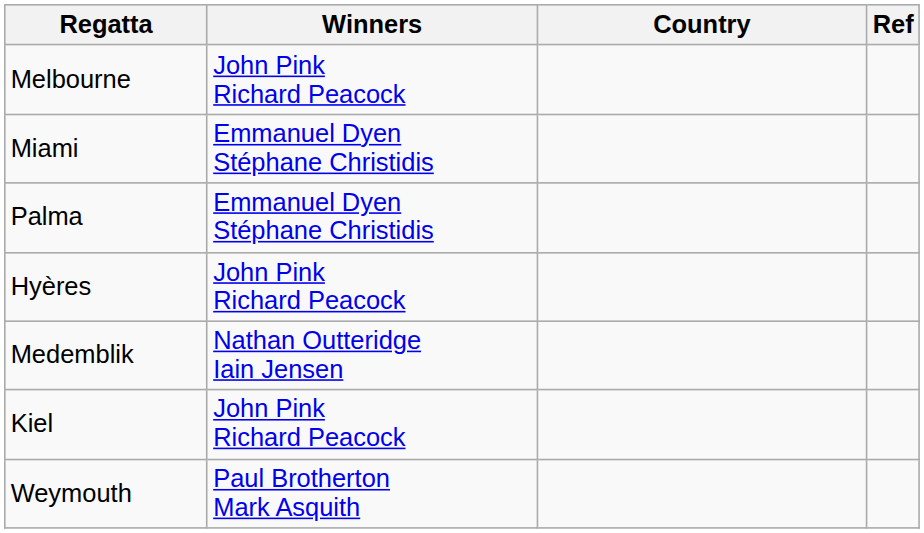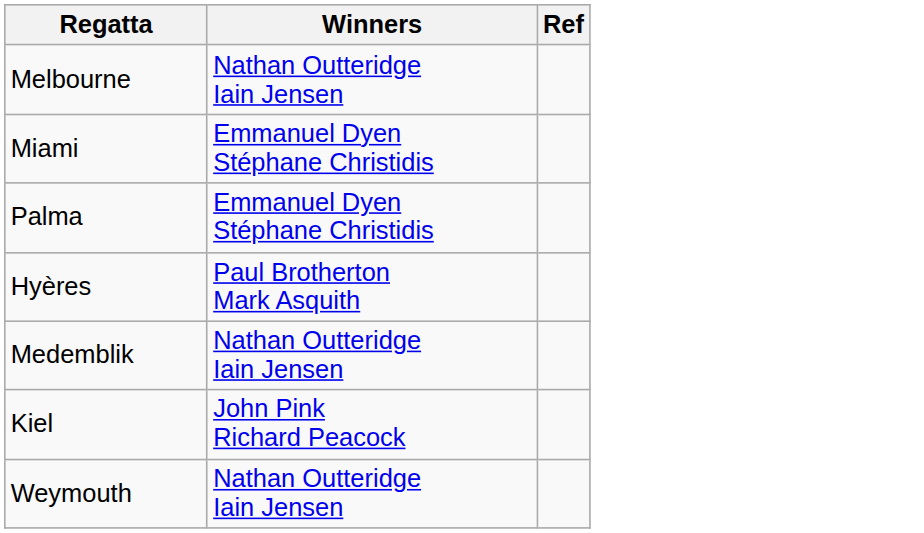- column: (702, 24)
(309, 79) John Pink Richard Peacock -> (317, 79) Nathan Outteridge Iain Jensen
(309, 286) John Pink Richard Peacock -> (302, 286) Paul Brotherton Mark Asquith
(302, 493) Paul Brotherton Mark Asquith -> (317, 493) Nathan Outteridge Iain Jensen
